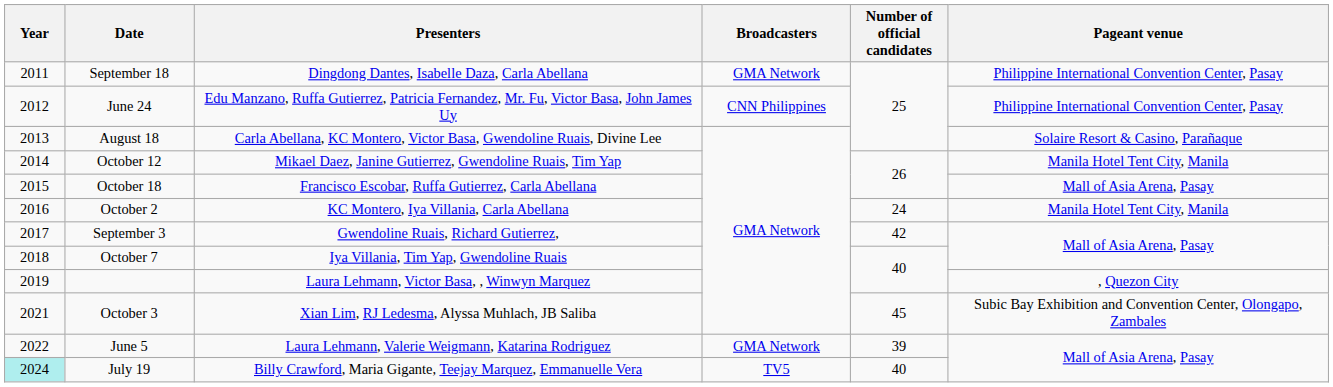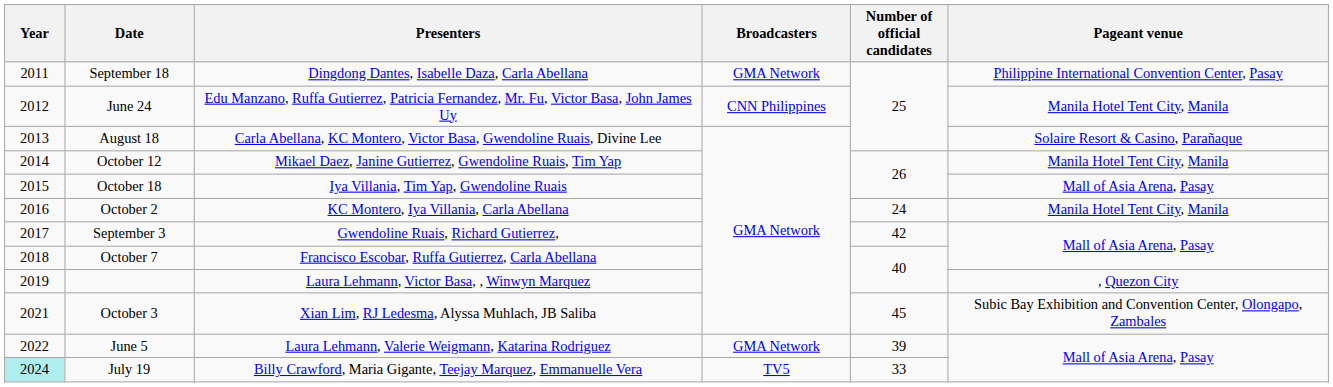(1138, 105) Philippine International Convention Center, Pasay -> (1138, 105) Manila Hotel Tent City, Manila
(448, 185) Francisco Escobar, Ruffa Gutierrez, Carla Abellana -> (448, 185) Iya Villania, Tim Yap, Gwendoline Ruais
(448, 257) Iya Villania, Tim Yap, Gwendoline Ruais -> (448, 257) Francisco Escobar, Ruffa Gutierrez, Carla Abellana
(899, 369) 40 -> (899, 369) 33
